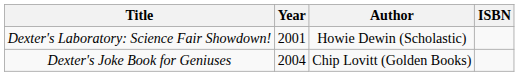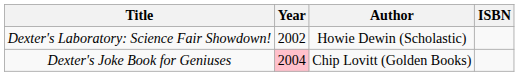(292, 37) 2001 -> (292, 37) 2002
(292, 60) no background -> (292, 60) pink background
